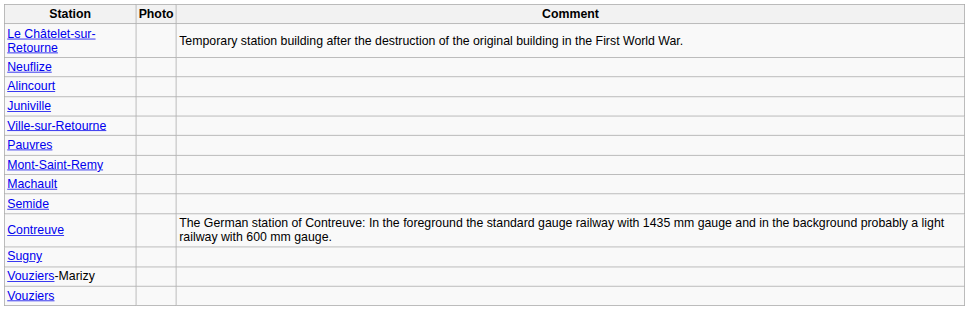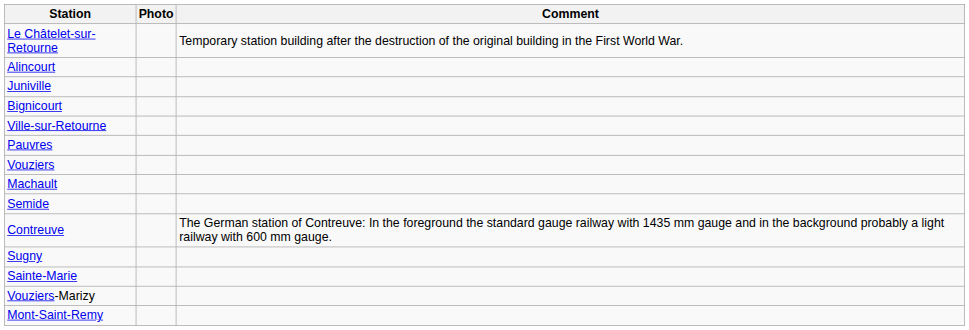- row: (29, 67)
+ row: (35, 106)
rows swapped: (55, 164) <-> (31, 295)
+ row: (42, 276)
